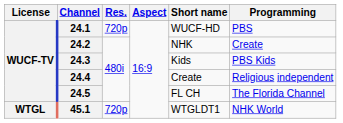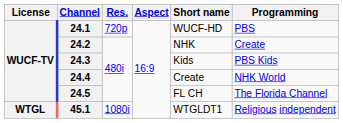(283, 77) Religious independent -> (260, 77) NHK World
(116, 110) 720p -> (117, 110) 1080i
(258, 110) NHK World -> (285, 110) Religious independent
